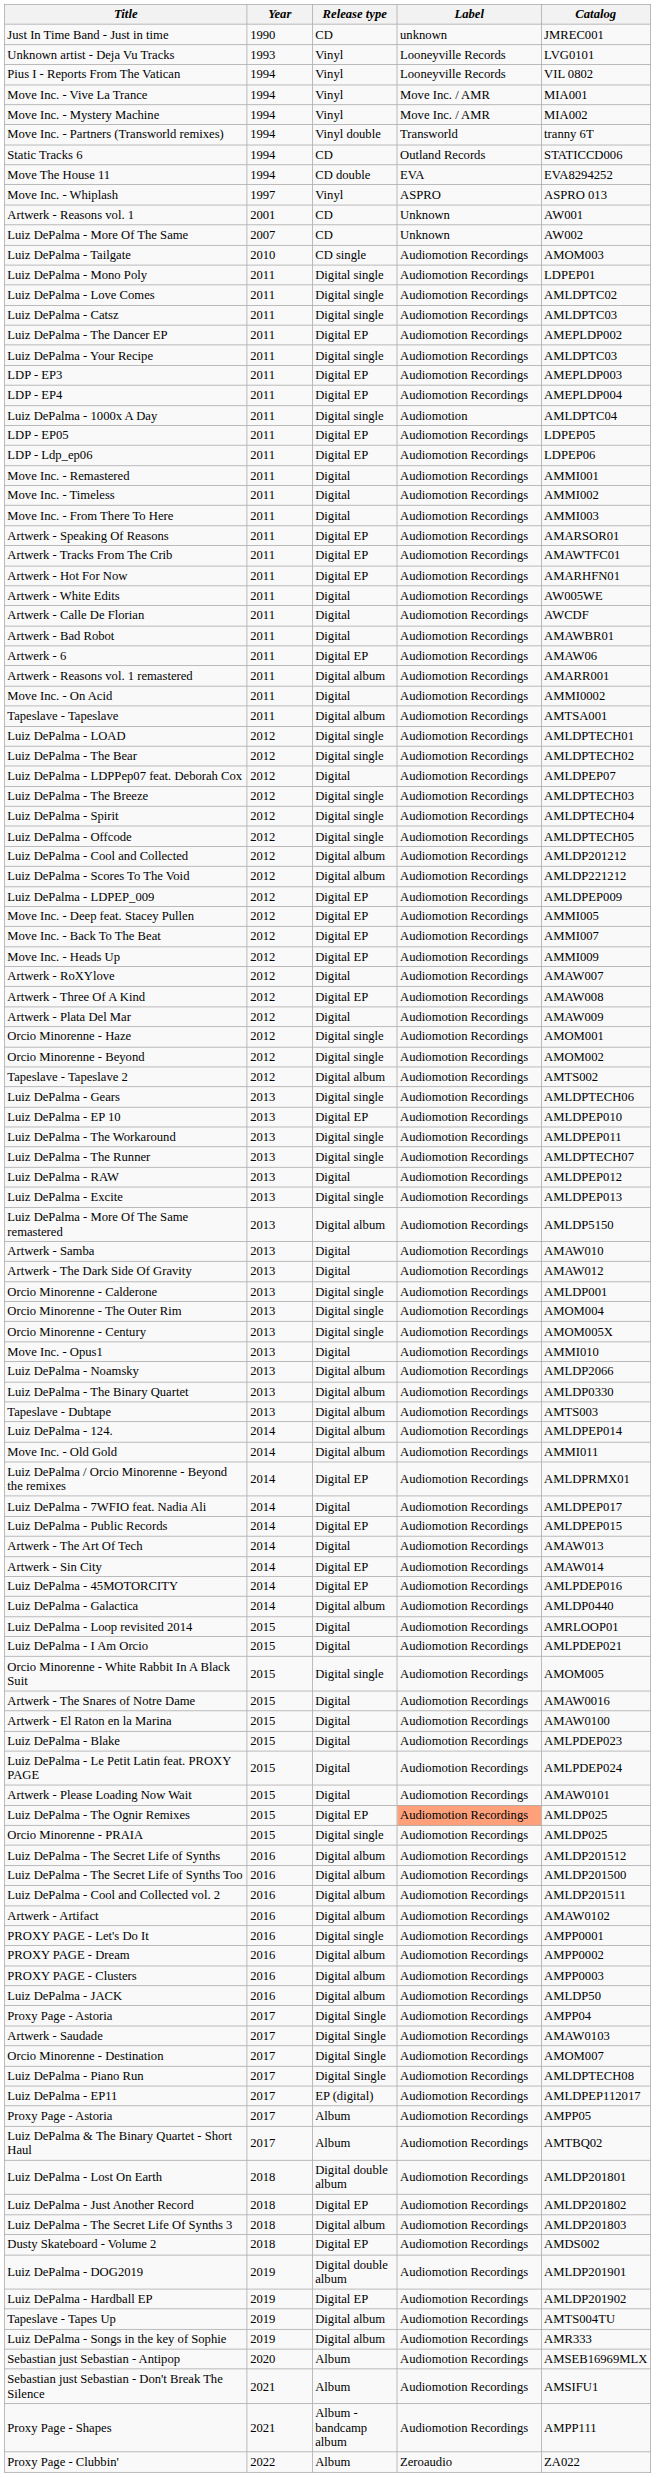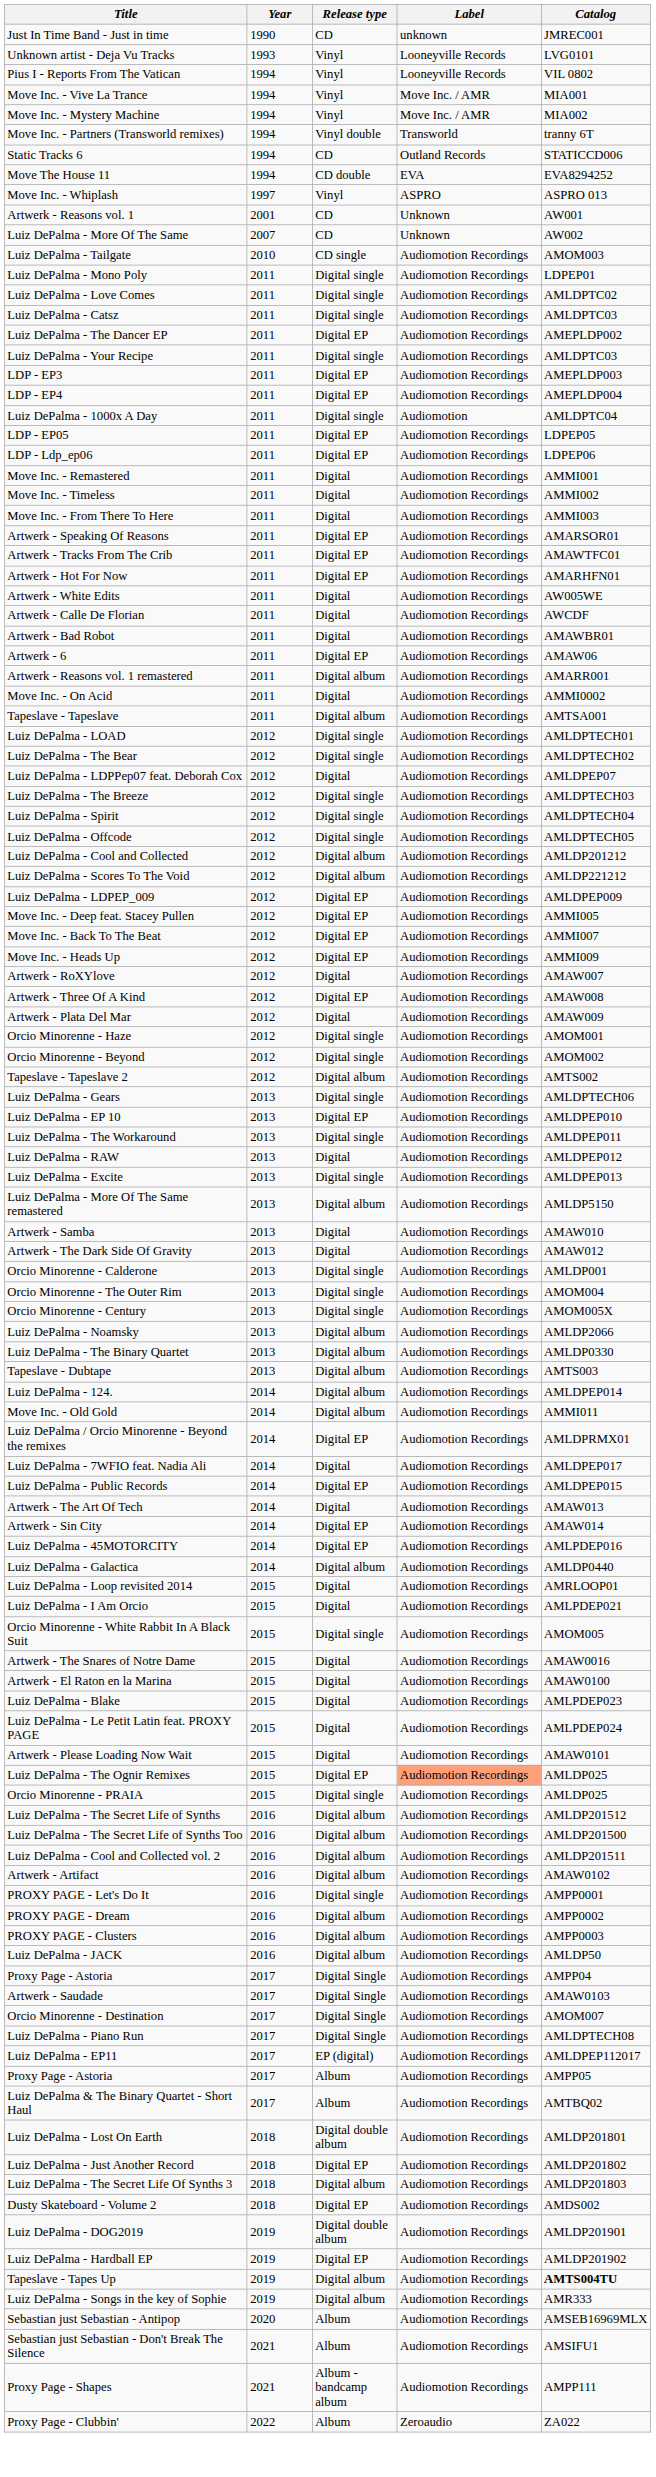- row: (79, 1157)
- row: (55, 1351)
(580, 2319) normal -> (581, 2279) bold
